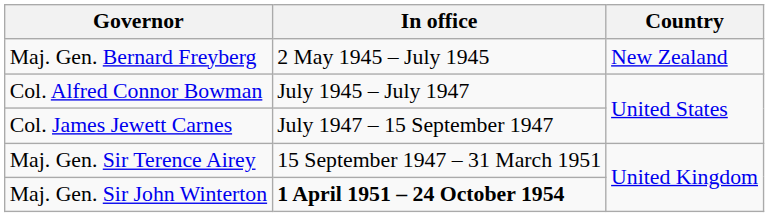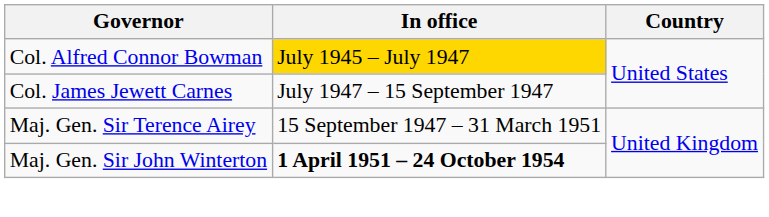- row: (133, 56)
(373, 90) no background -> (373, 56) gold background
